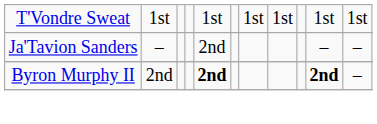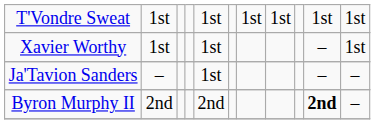+ row: (73, 47)
(212, 47) 2nd -> (211, 75) 1st
(212, 75) bold -> (211, 103) normal
